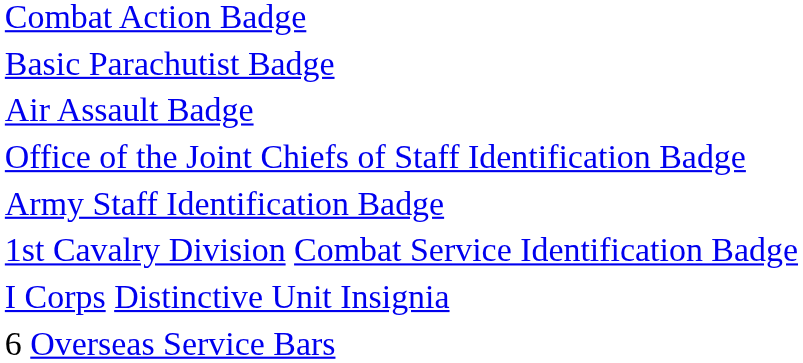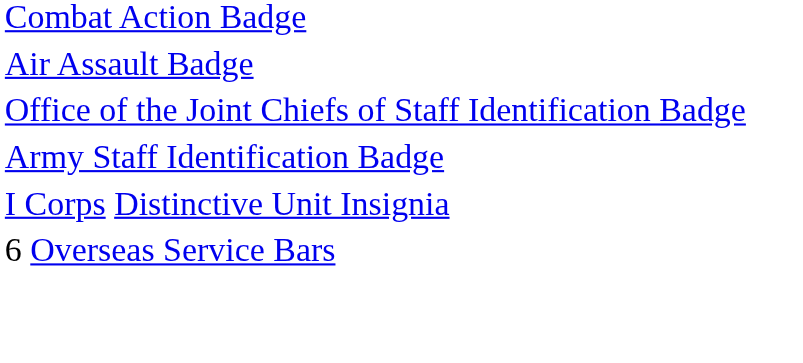- row: (170, 63)
- row: (401, 250)
